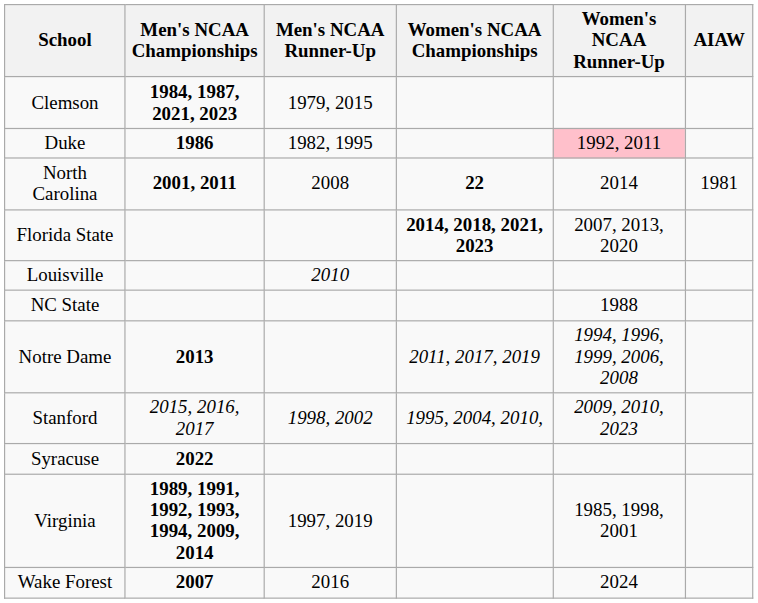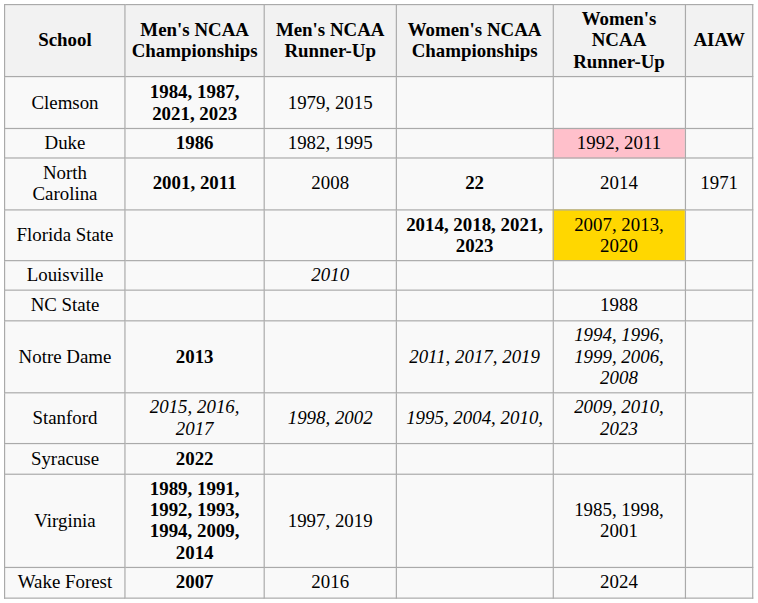(719, 183) 1981 -> (719, 183) 1971
(619, 234) no background -> (619, 234) gold background
